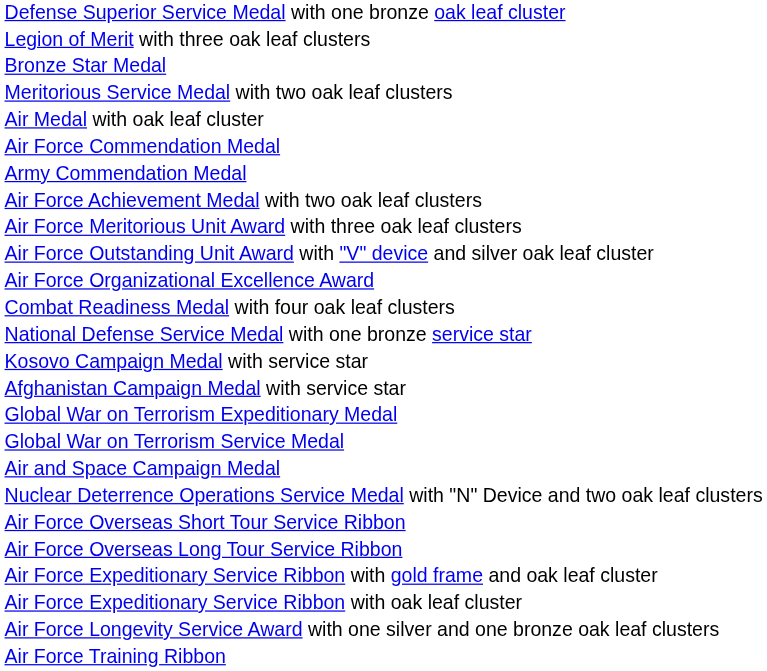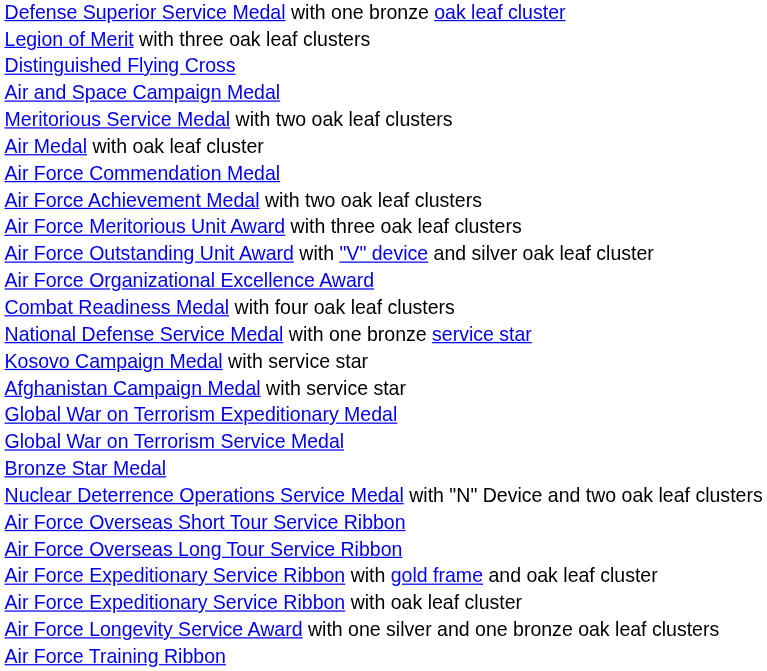+ row: (120, 66)
rows swapped: (85, 66) <-> (142, 468)
- row: (126, 173)
